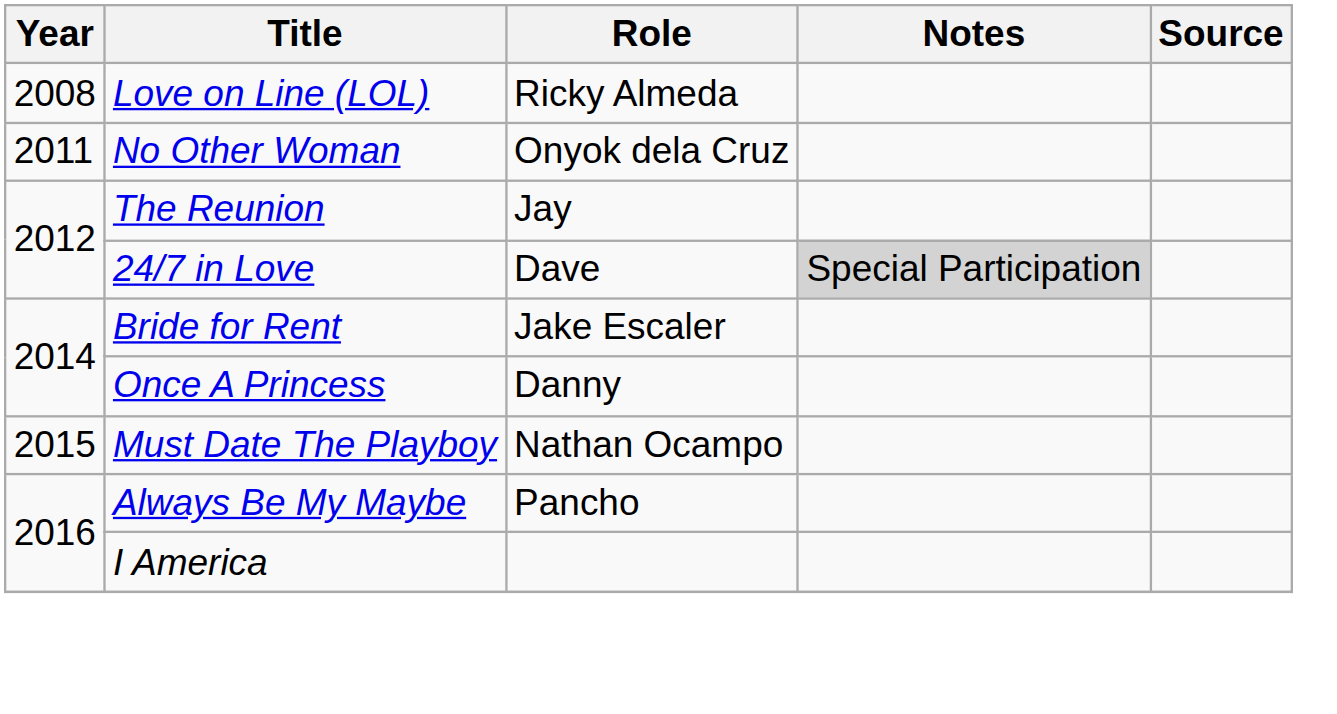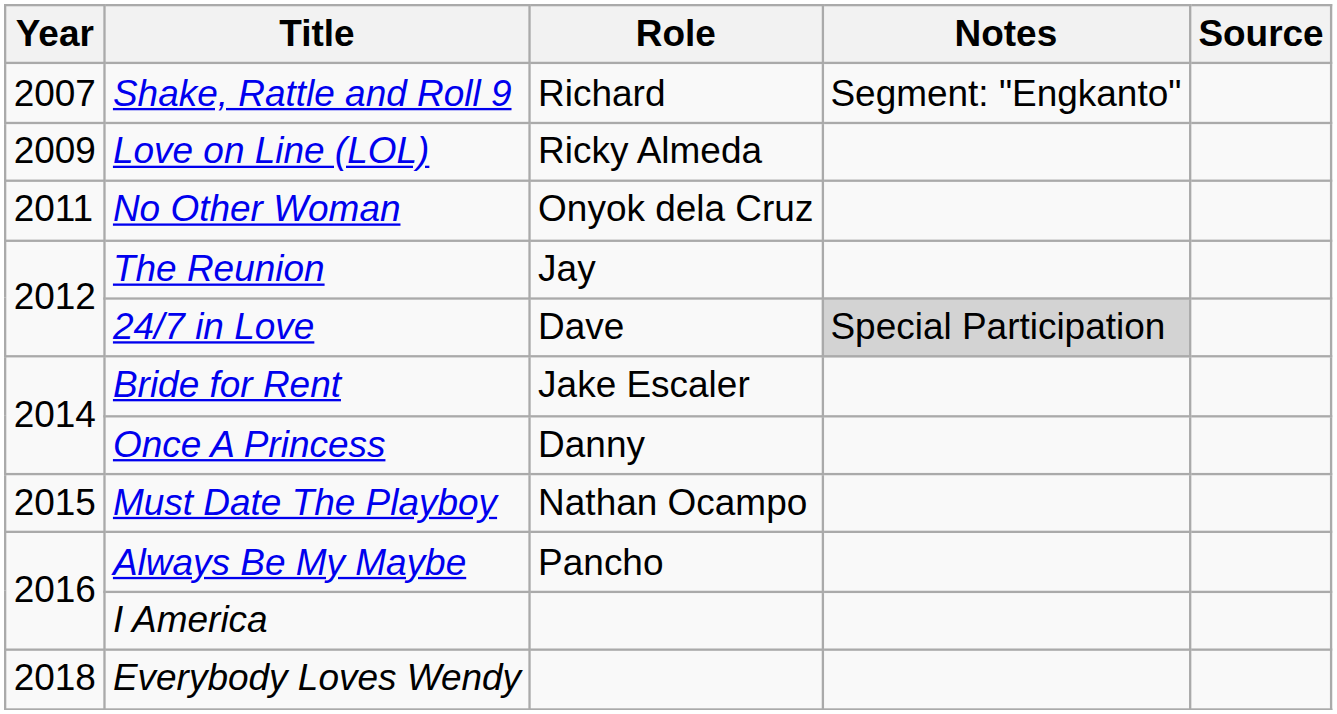+ row: (312, 92)
(55, 92) 2008 -> (55, 151) 2009
+ row: (317, 678)
